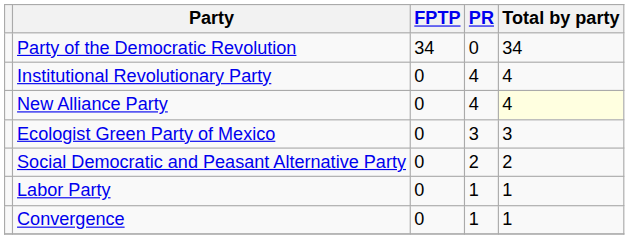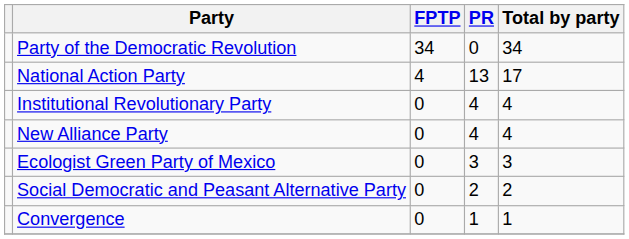+ row: (101, 76)
(507, 104) lightyellow background -> (507, 133) no background
- row: (64, 190)
